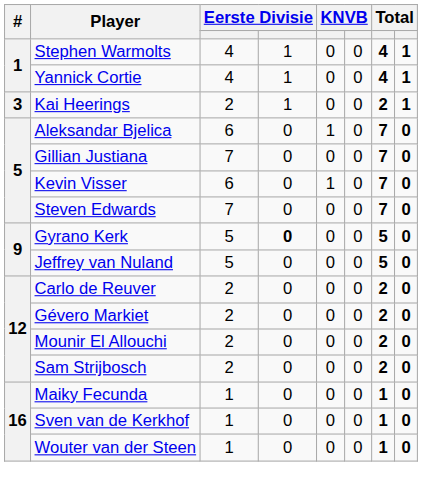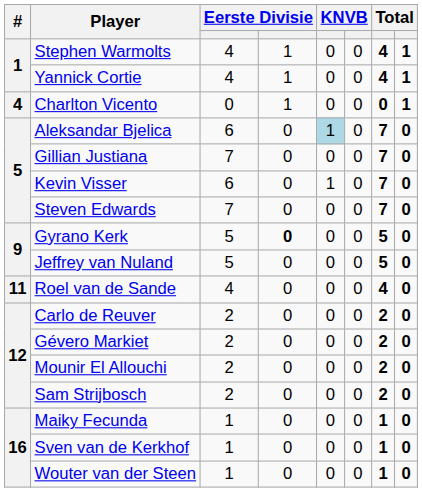- row: (82, 104)
+ row: (96, 104)
(330, 130) no background -> (330, 130) lightblue background
+ row: (105, 289)
